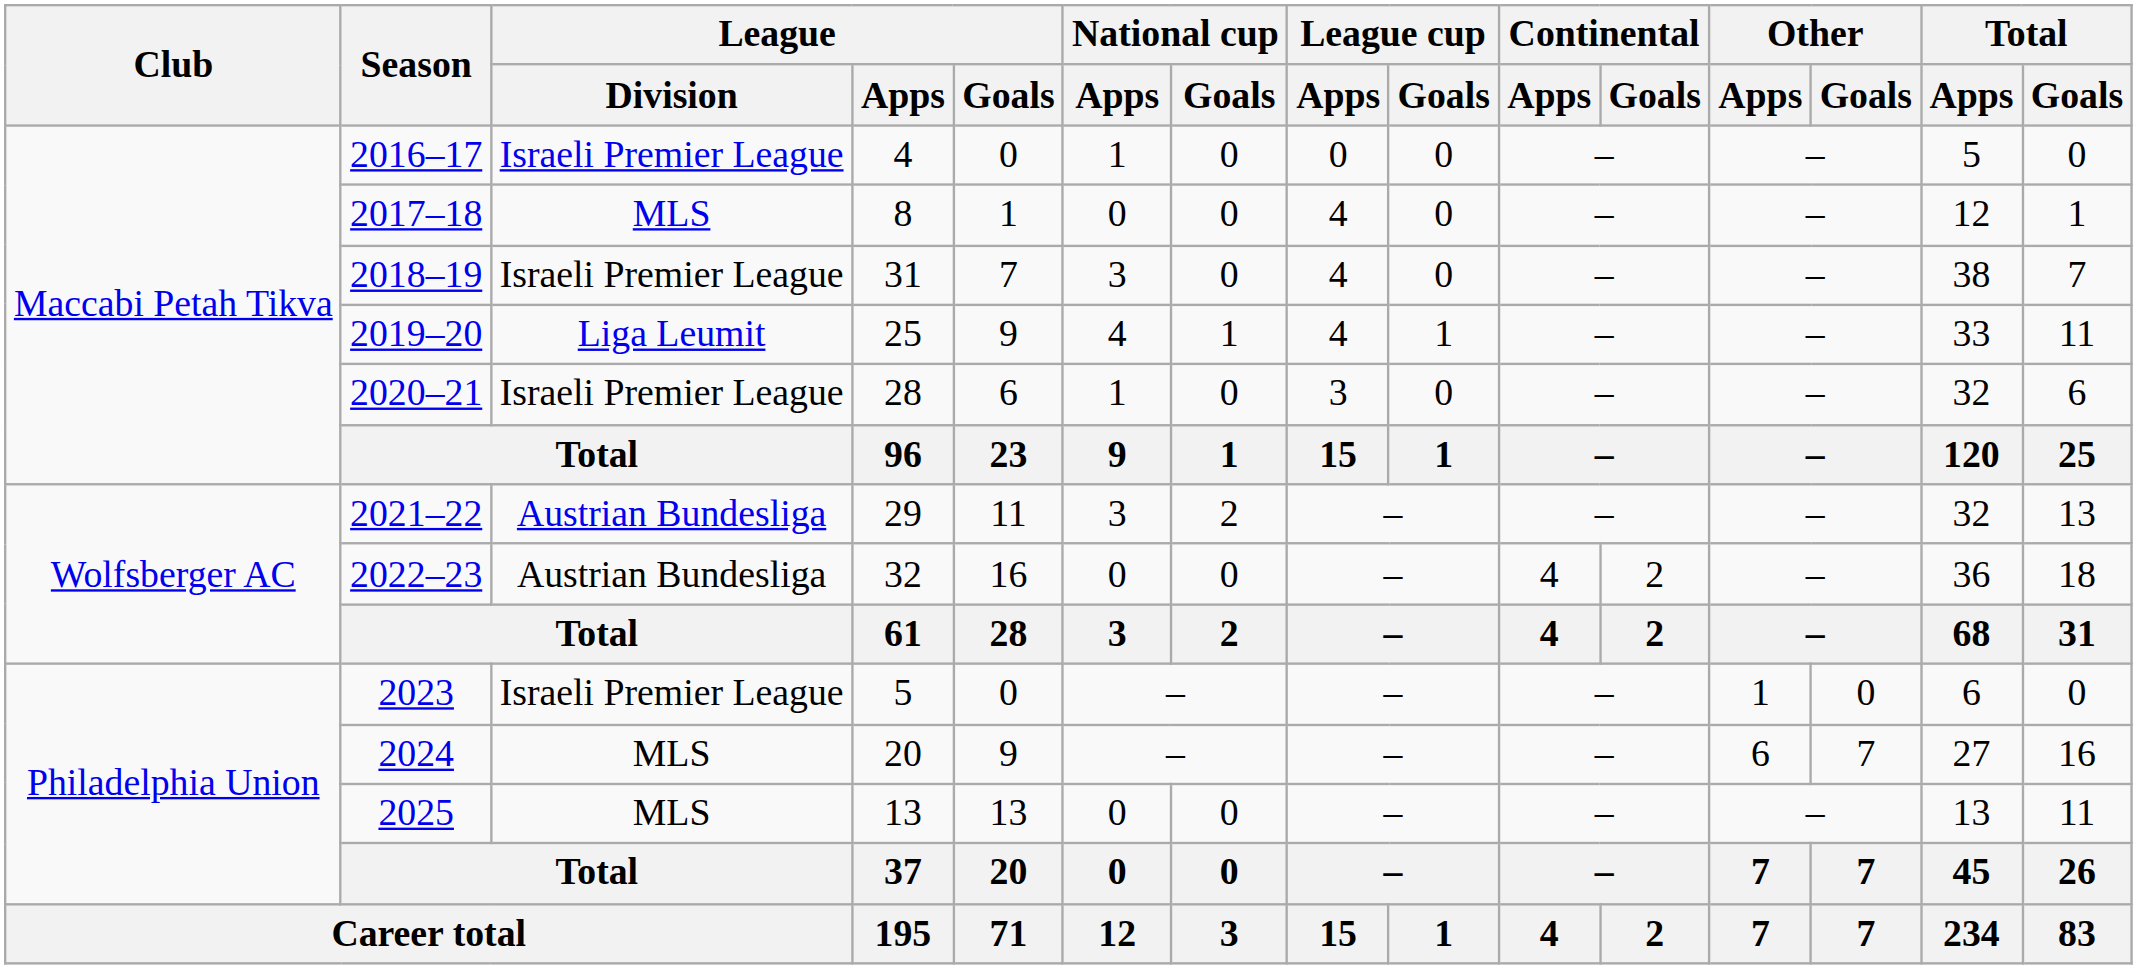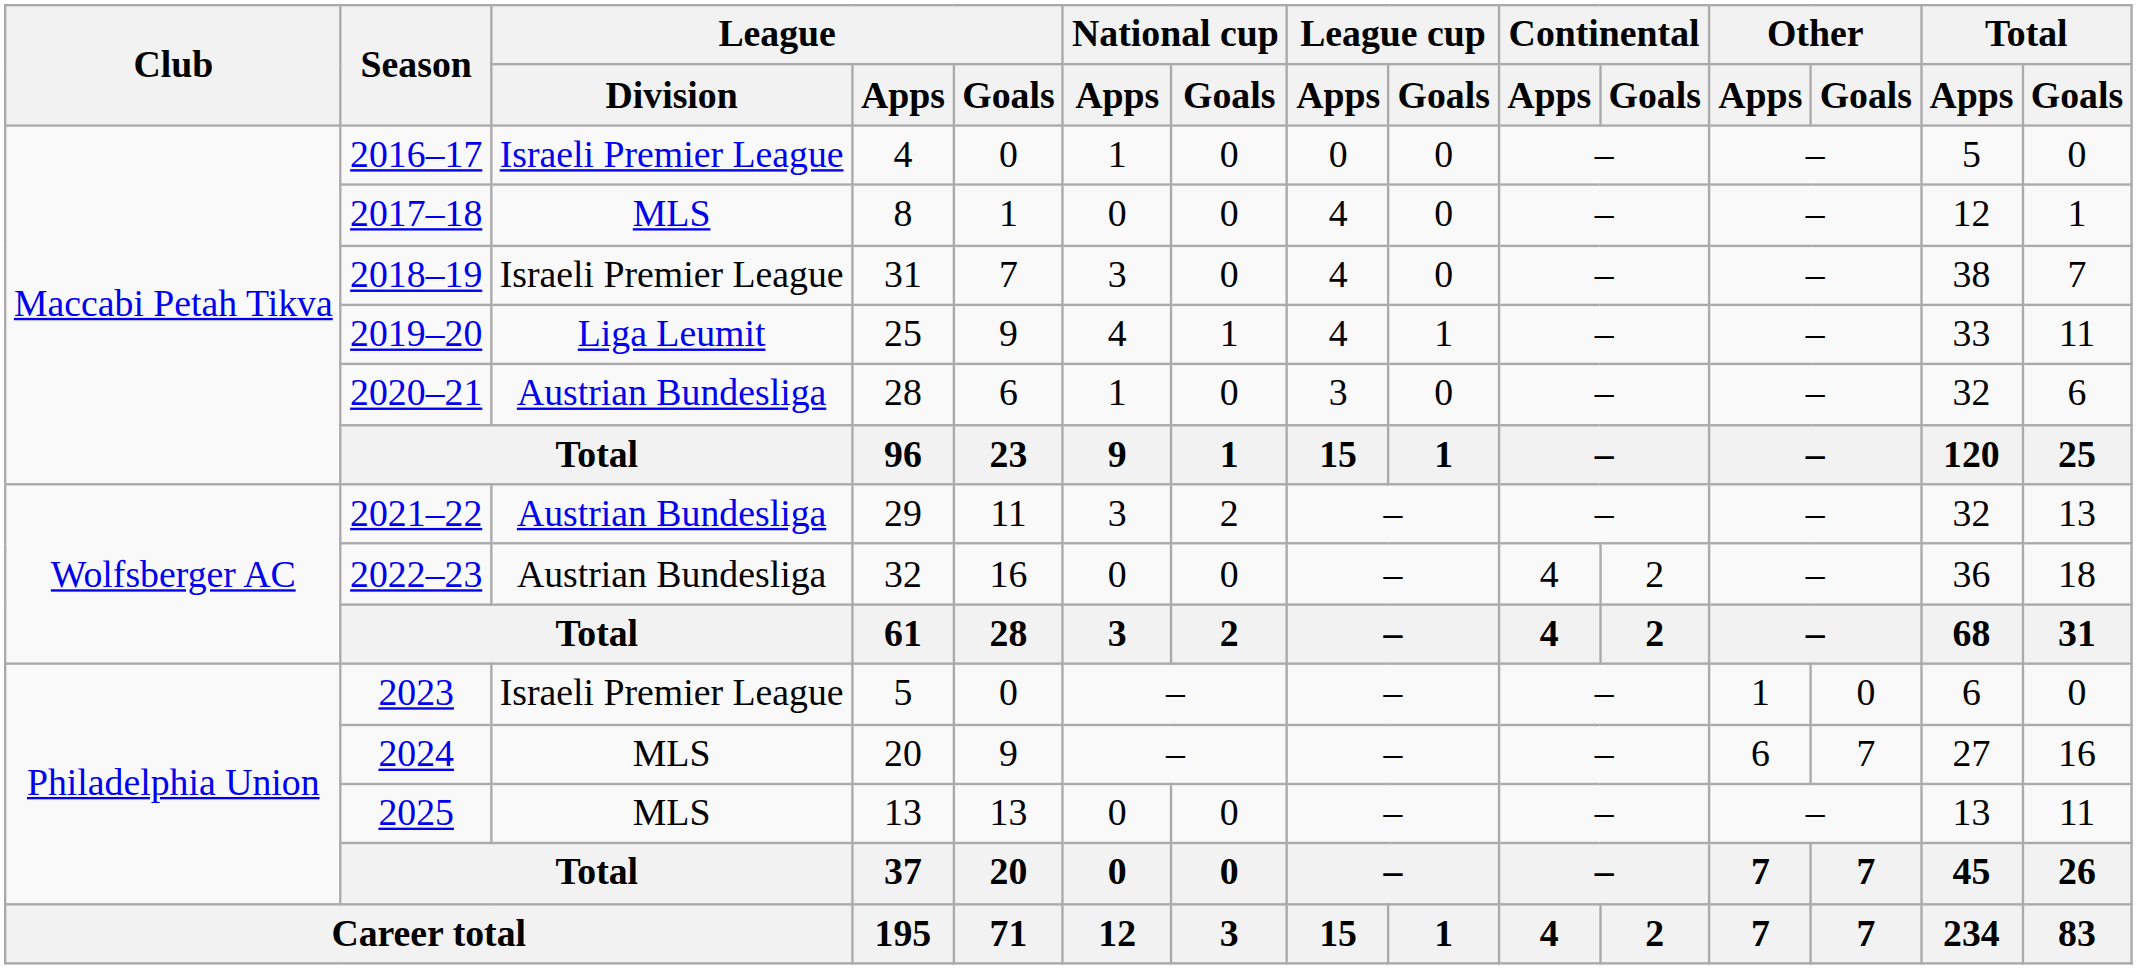(672, 393) Israeli Premier League -> (672, 393) Austrian Bundesliga
